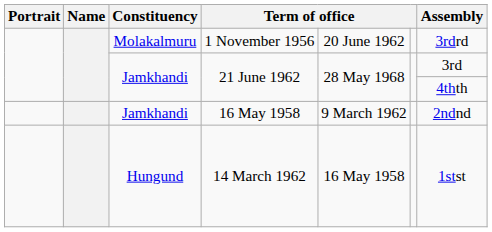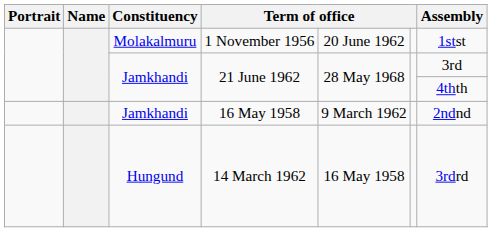(452, 40) 3rdrd -> (452, 40) 1stst
(452, 176) 1stst -> (452, 176) 3rdrd
